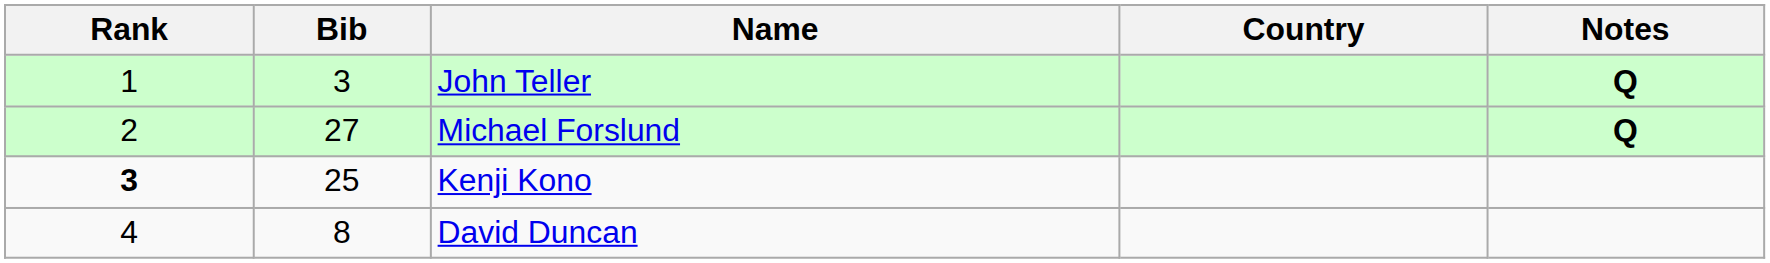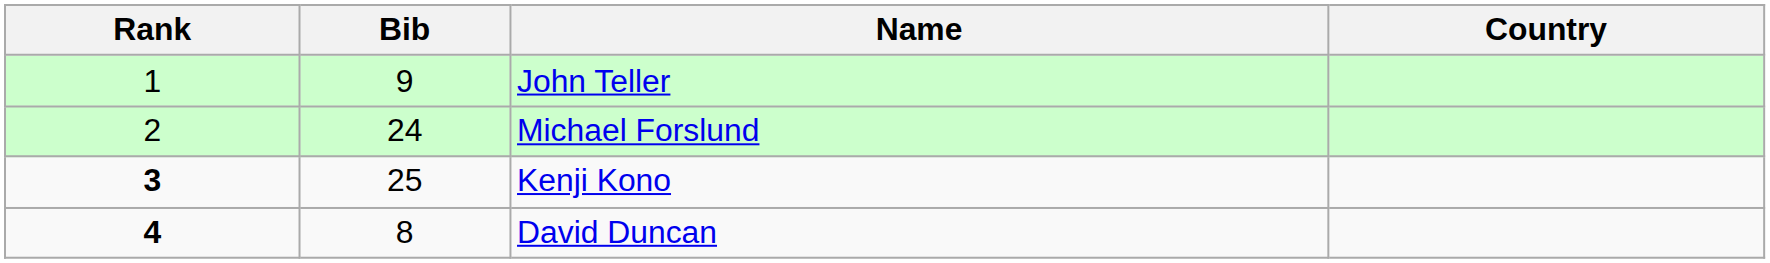- column: (1625, 29)
(342, 80) 3 -> (405, 80) 9
(342, 130) 27 -> (405, 130) 24
(129, 231) normal -> (152, 231) bold
